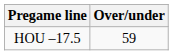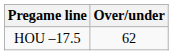(129, 38) 59 -> (129, 38) 62
